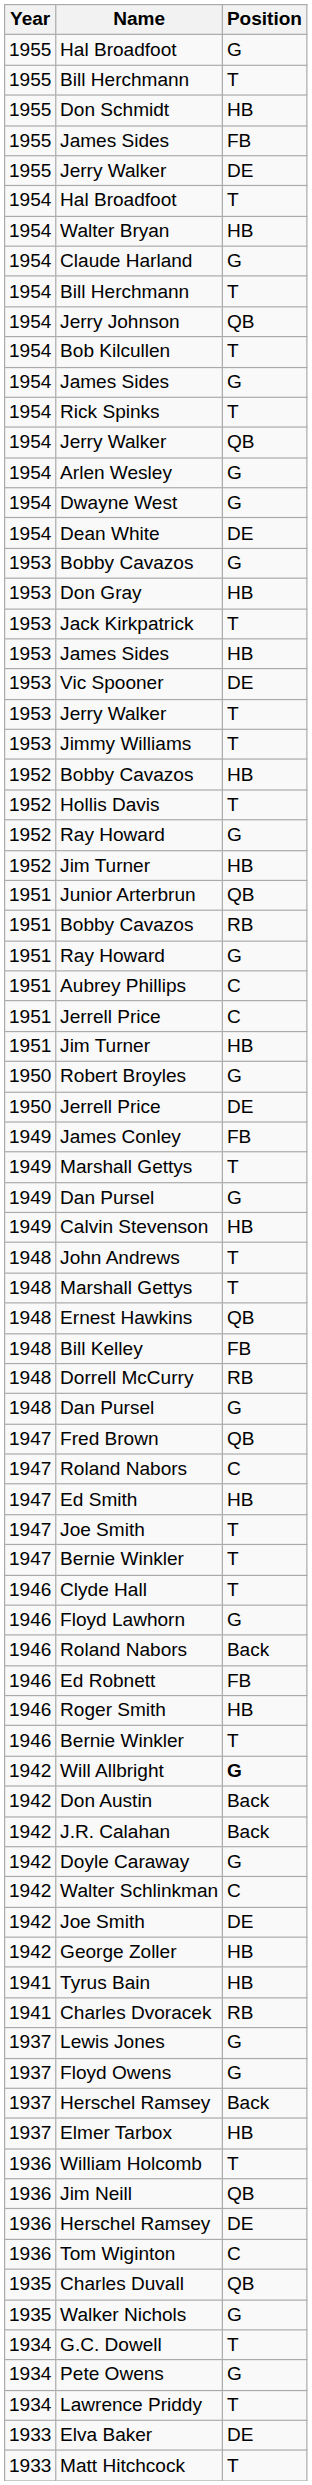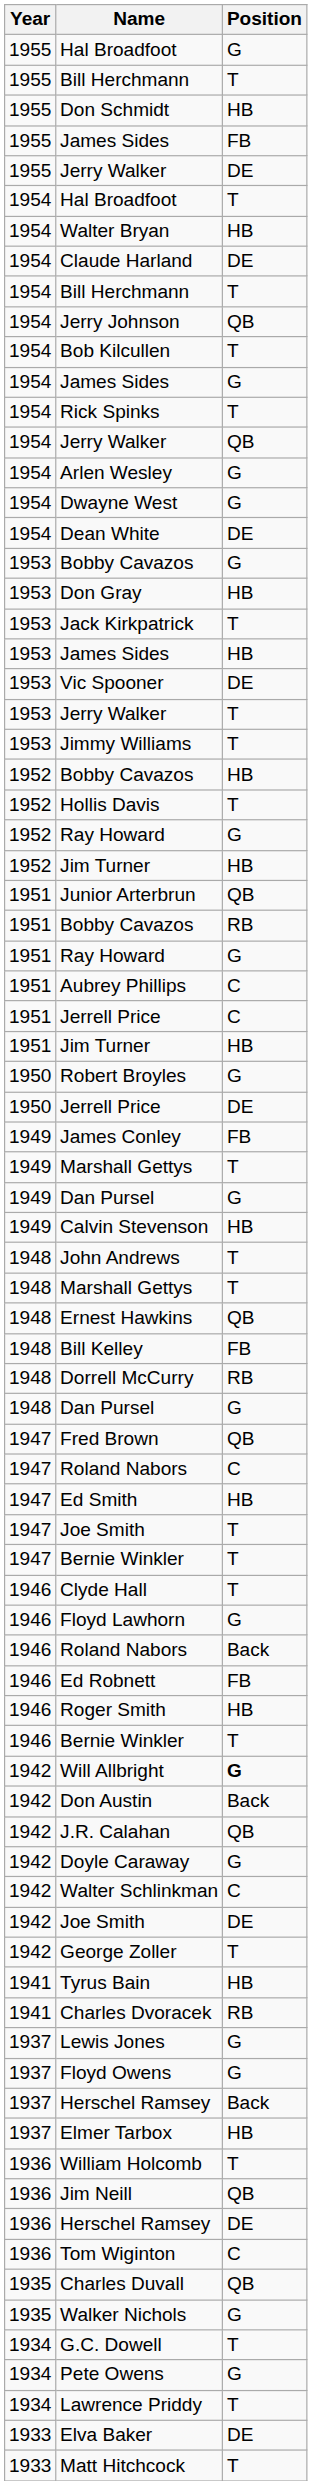(234, 261) G -> (240, 261) DE
(248, 1831) Back -> (241, 1831) QB
(240, 1952) HB -> (233, 1952) T
